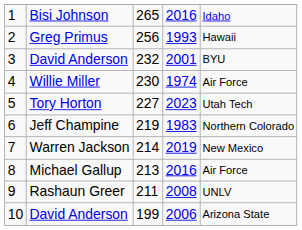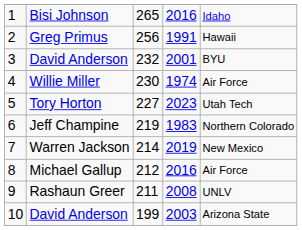(181, 37) 1993 -> (181, 37) 1991
(148, 170) 213 -> (148, 170) 212
(181, 214) 2006 -> (181, 214) 2003
